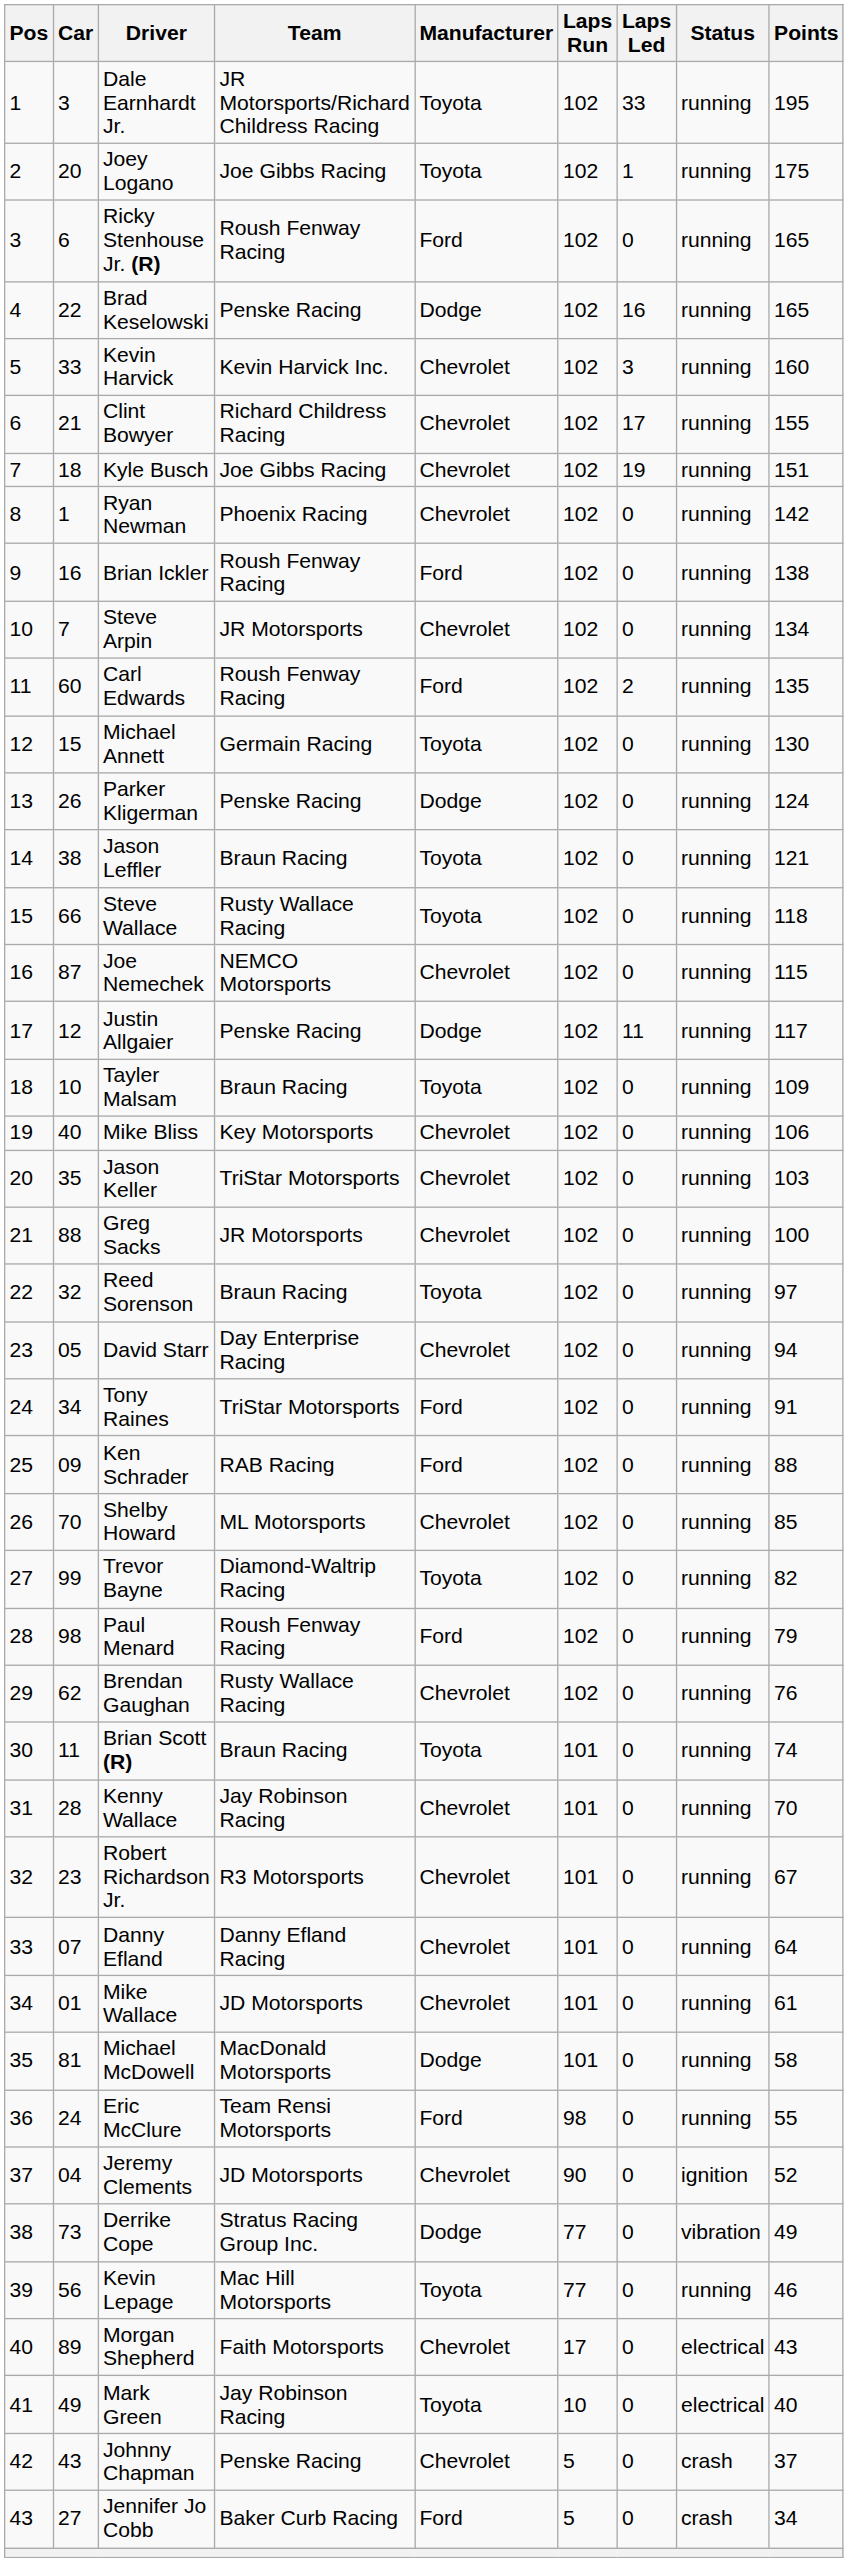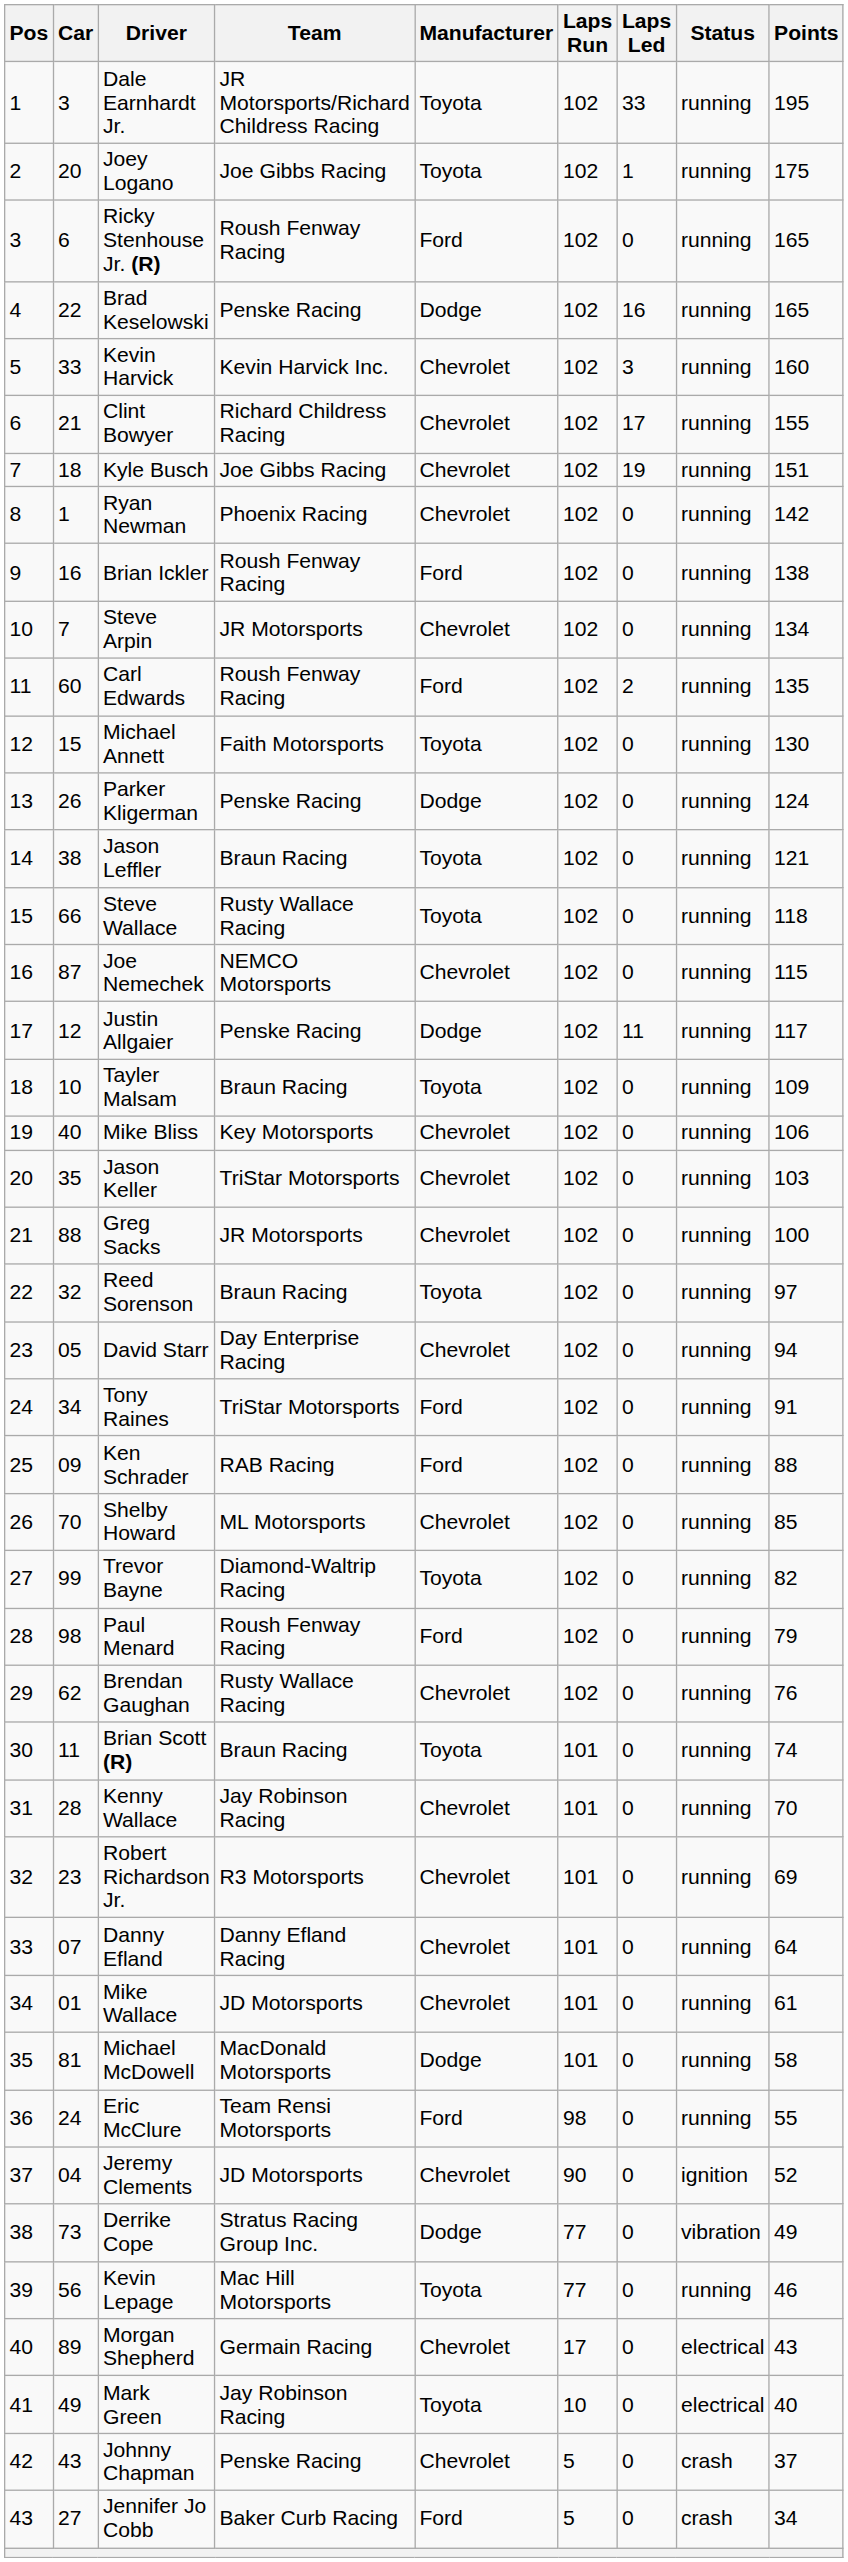(296, 743) Germain Racing -> (302, 743) Faith Motorsports
(786, 1877) 67 -> (786, 1877) 69
(302, 2347) Faith Motorsports -> (296, 2347) Germain Racing
